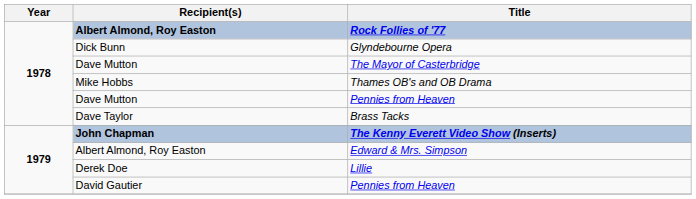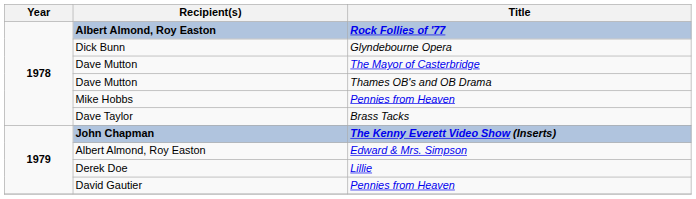(104, 82) Mike Hobbs -> (106, 82) Dave Mutton
(106, 99) Dave Mutton -> (104, 99) Mike Hobbs
